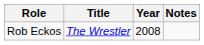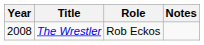columns swapped: (148, 13) <-> (34, 13)
